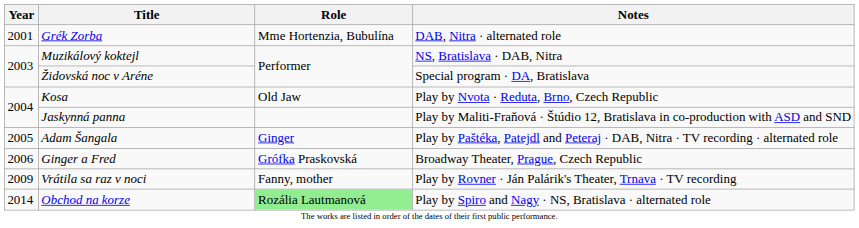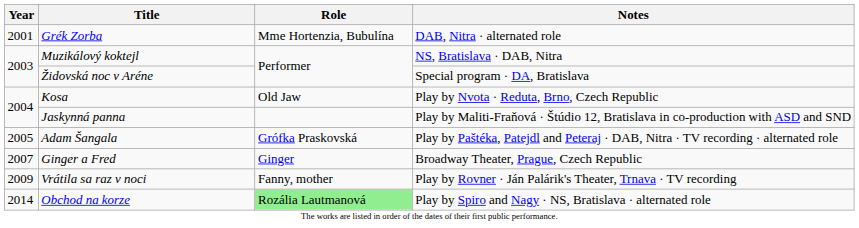(276, 138) Ginger -> (308, 138) Grófka Praskovská
(20, 158) 2006 -> (20, 158) 2007
(308, 158) Grófka Praskovská -> (276, 158) Ginger
